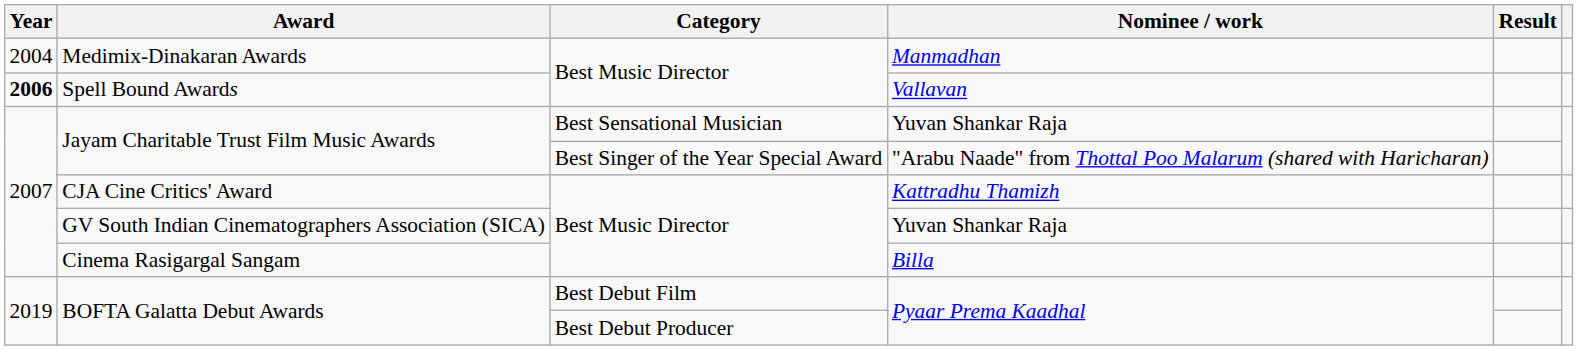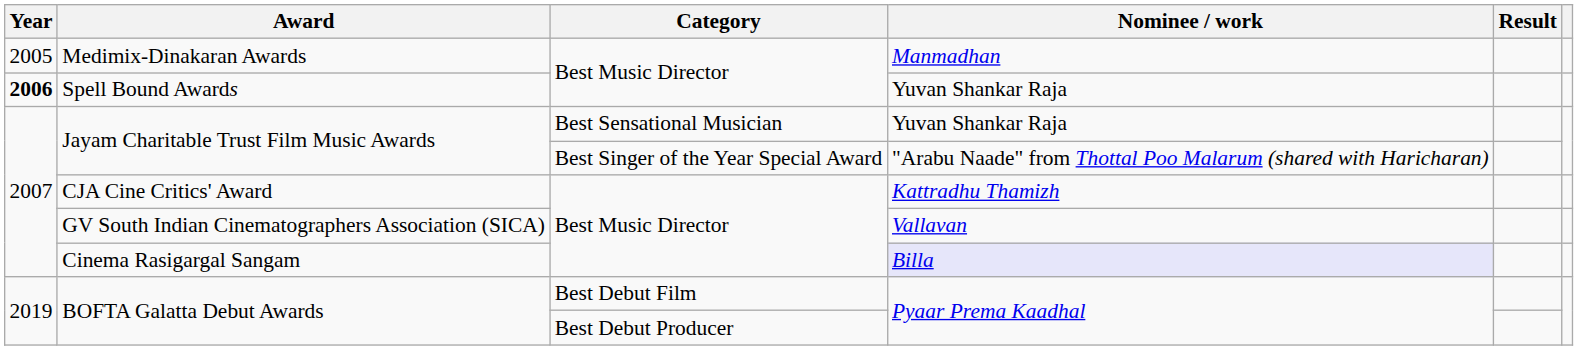(31, 55) 2004 -> (31, 55) 2005
(930, 89) Vallavan -> (980, 89) Yuvan Shankar Raja
(980, 225) Yuvan Shankar Raja -> (930, 225) Vallavan
(913, 259) no background -> (913, 259) lavender background
